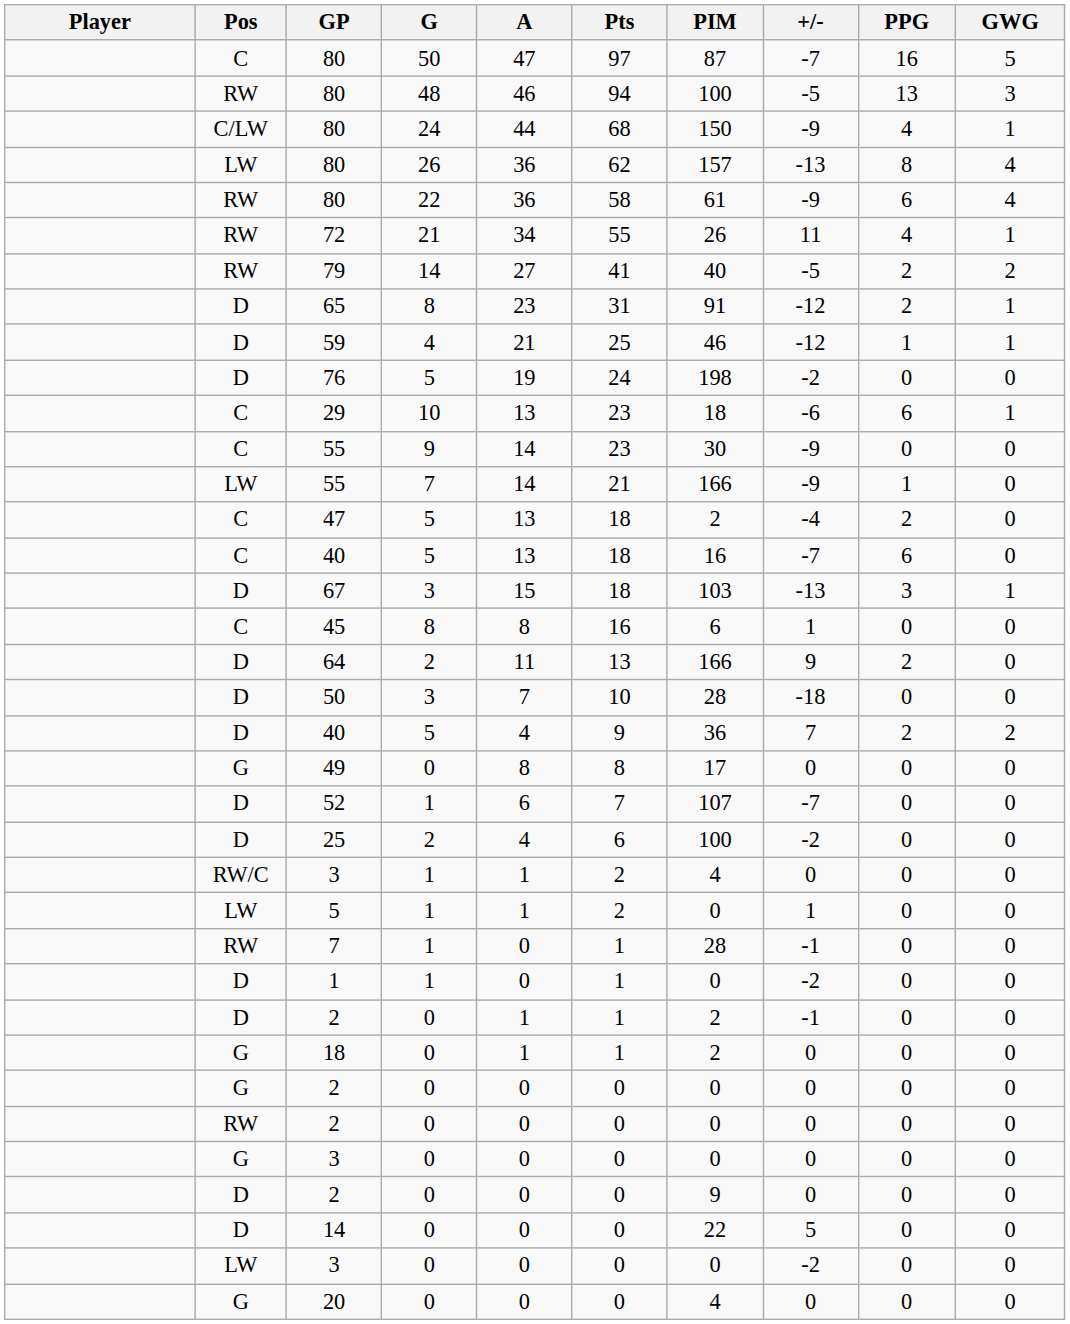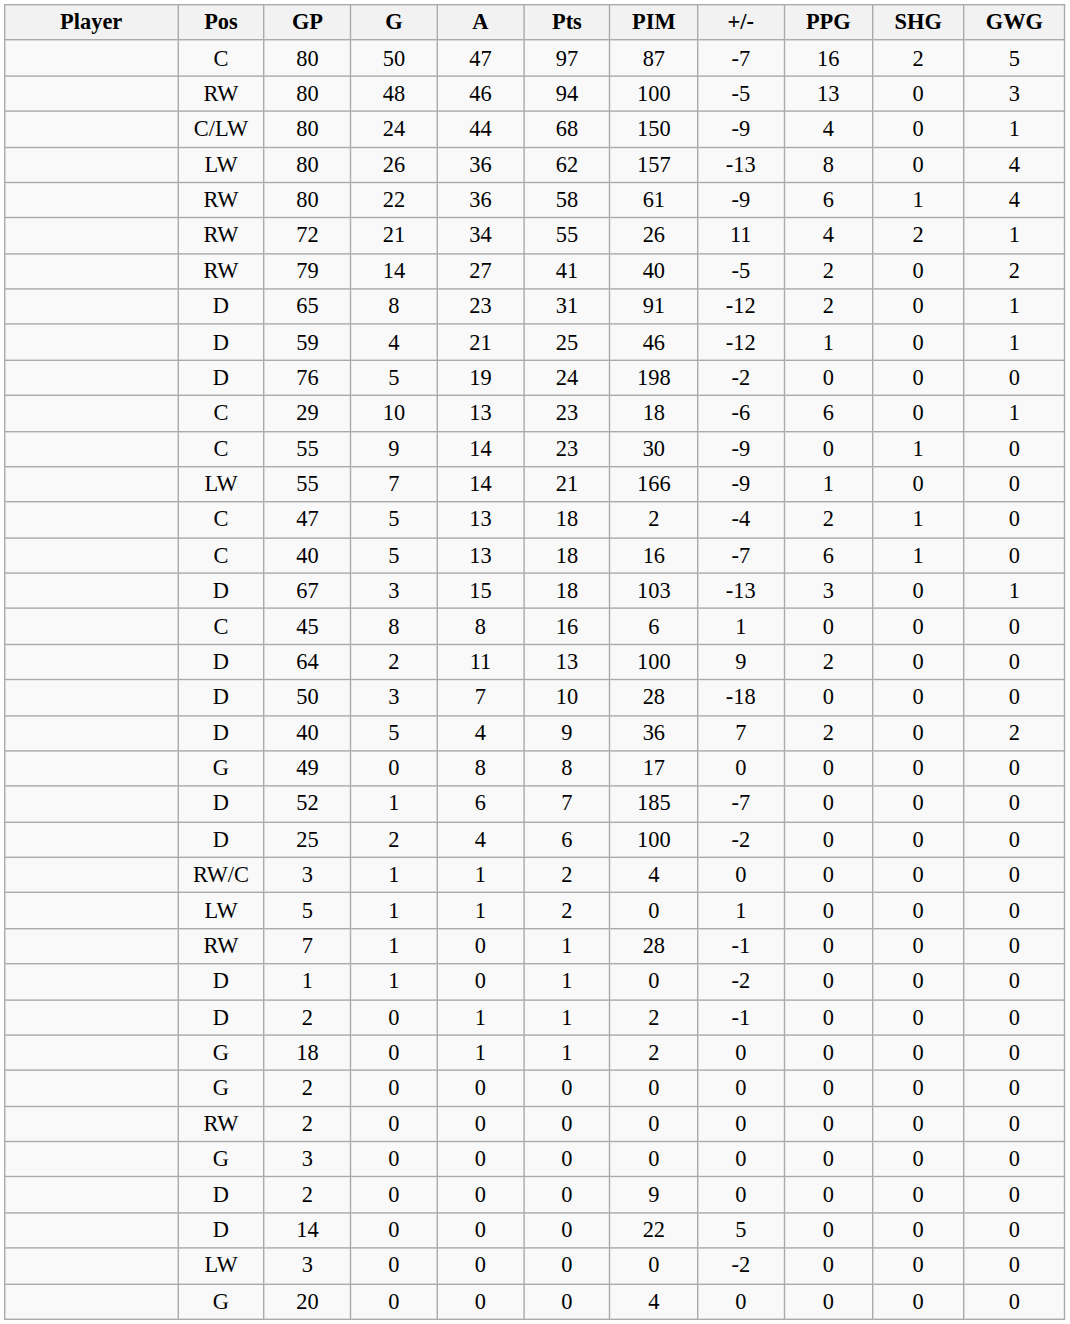+ column: (918, 22)
(715, 661) 166 -> (654, 661) 100
(715, 803) 107 -> (654, 803) 185
